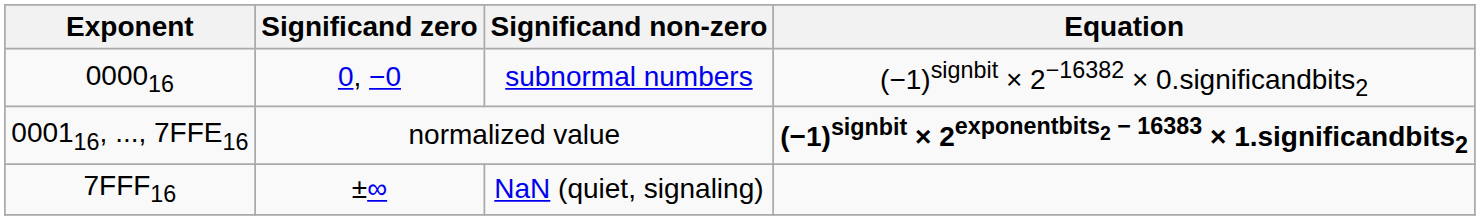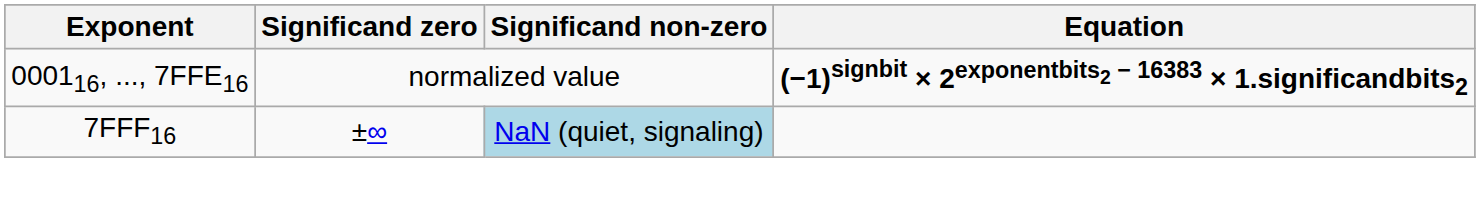- row: (130, 78)
(629, 189) no background -> (629, 131) lightblue background
